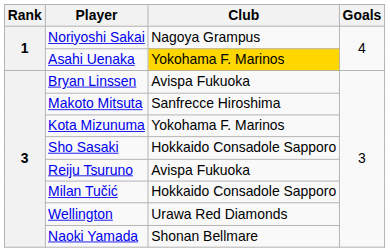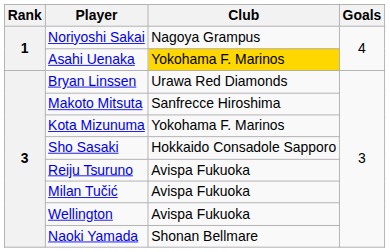(201, 81) Avispa Fukuoka -> (219, 81) Urawa Red Diamonds
(244, 192) Hokkaido Consadole Sapporo -> (201, 192) Avispa Fukuoka
(219, 214) Urawa Red Diamonds -> (201, 214) Avispa Fukuoka
